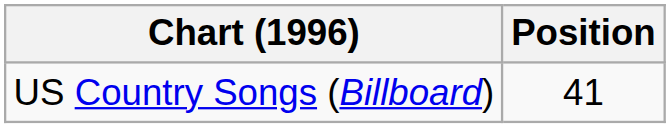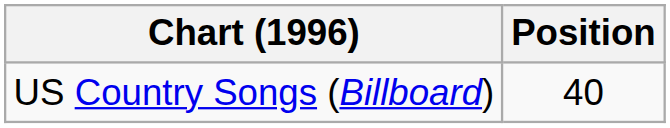(583, 91) 41 -> (583, 91) 40
